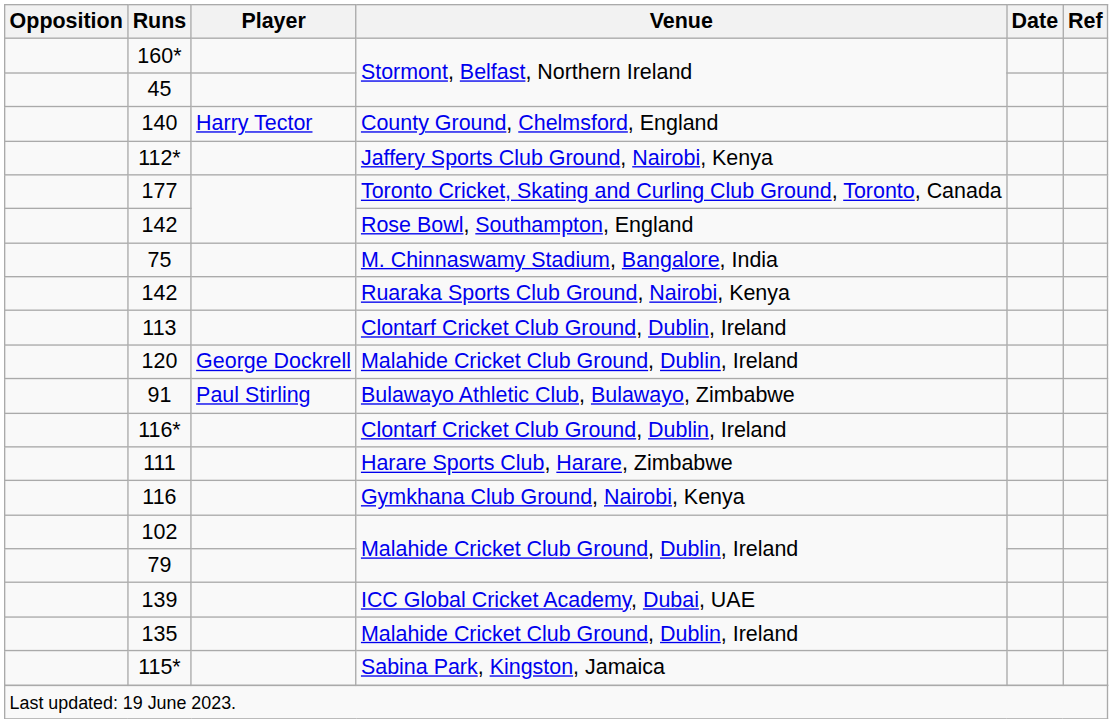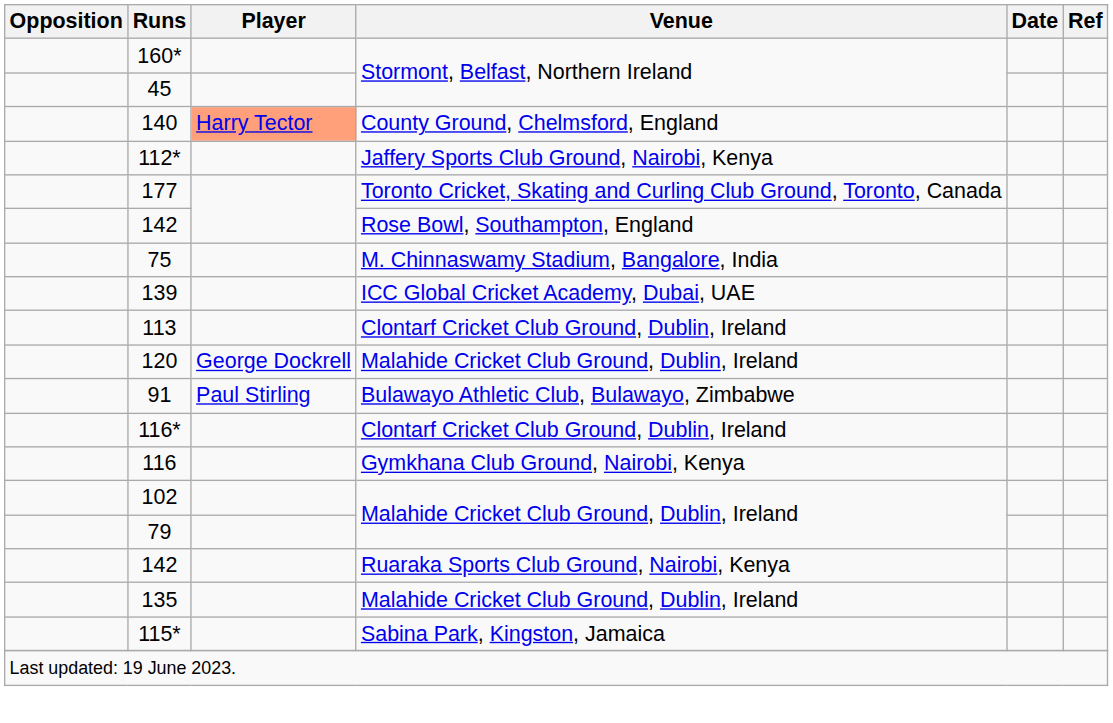(254, 123) no background -> (254, 123) lightsalmon background
rows swapped: (159, 293) <-> (159, 599)
- row: (159, 463)
